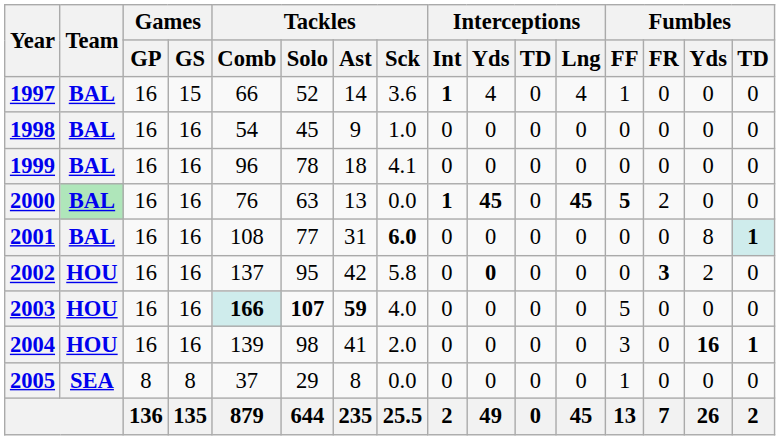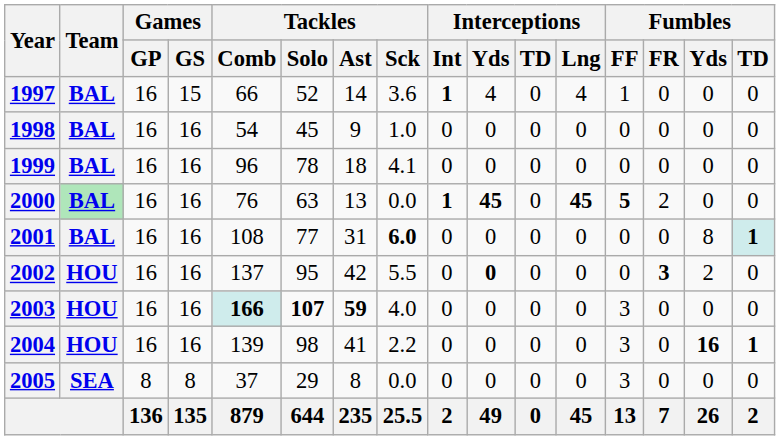(402, 272) 5.8 -> (402, 272) 5.5
(625, 308) 5 -> (625, 308) 3
(402, 344) 2.0 -> (402, 344) 2.2
(625, 380) 1 -> (625, 380) 3
